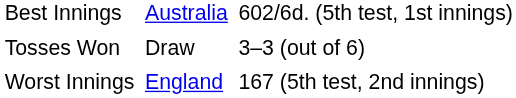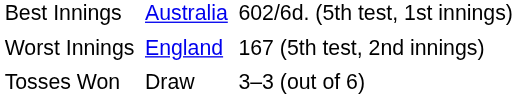rows swapped: (70, 82) <-> (62, 48)
